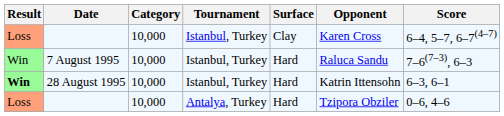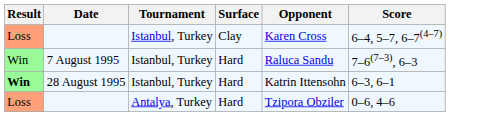- column: (156, 14)
